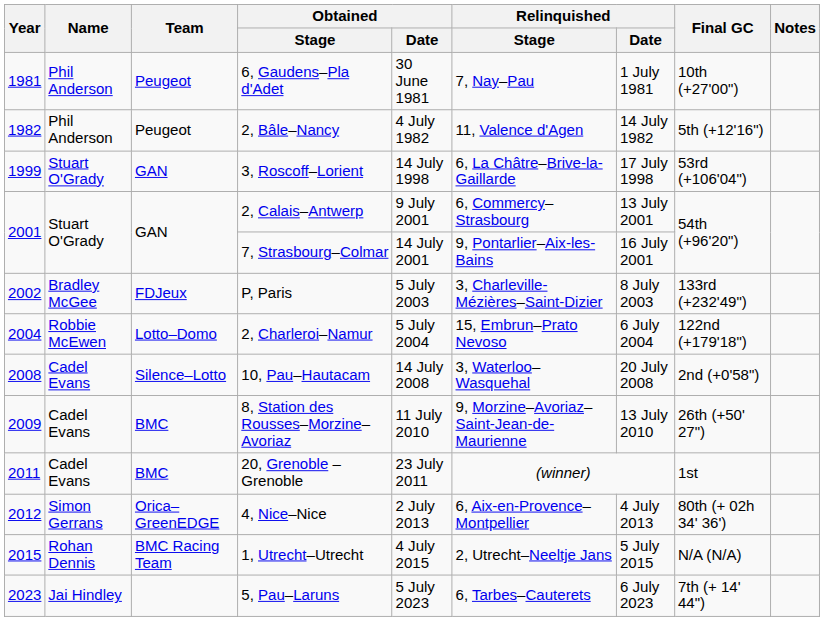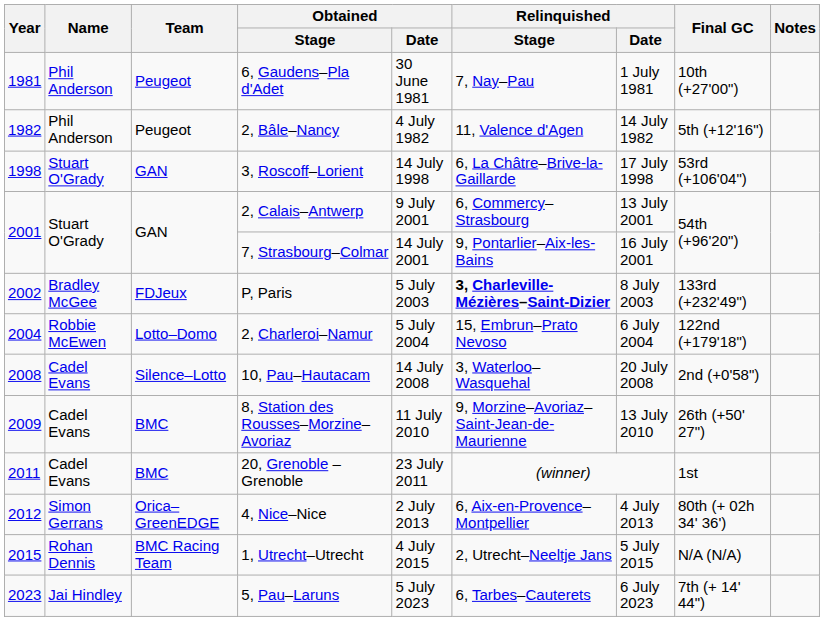(25, 171) 1999 -> (25, 171) 1998
(529, 293) normal -> (533, 293) bold
